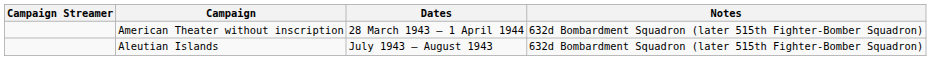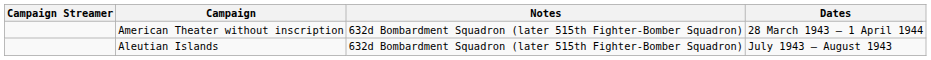columns swapped: (436, 13) <-> (726, 13)
